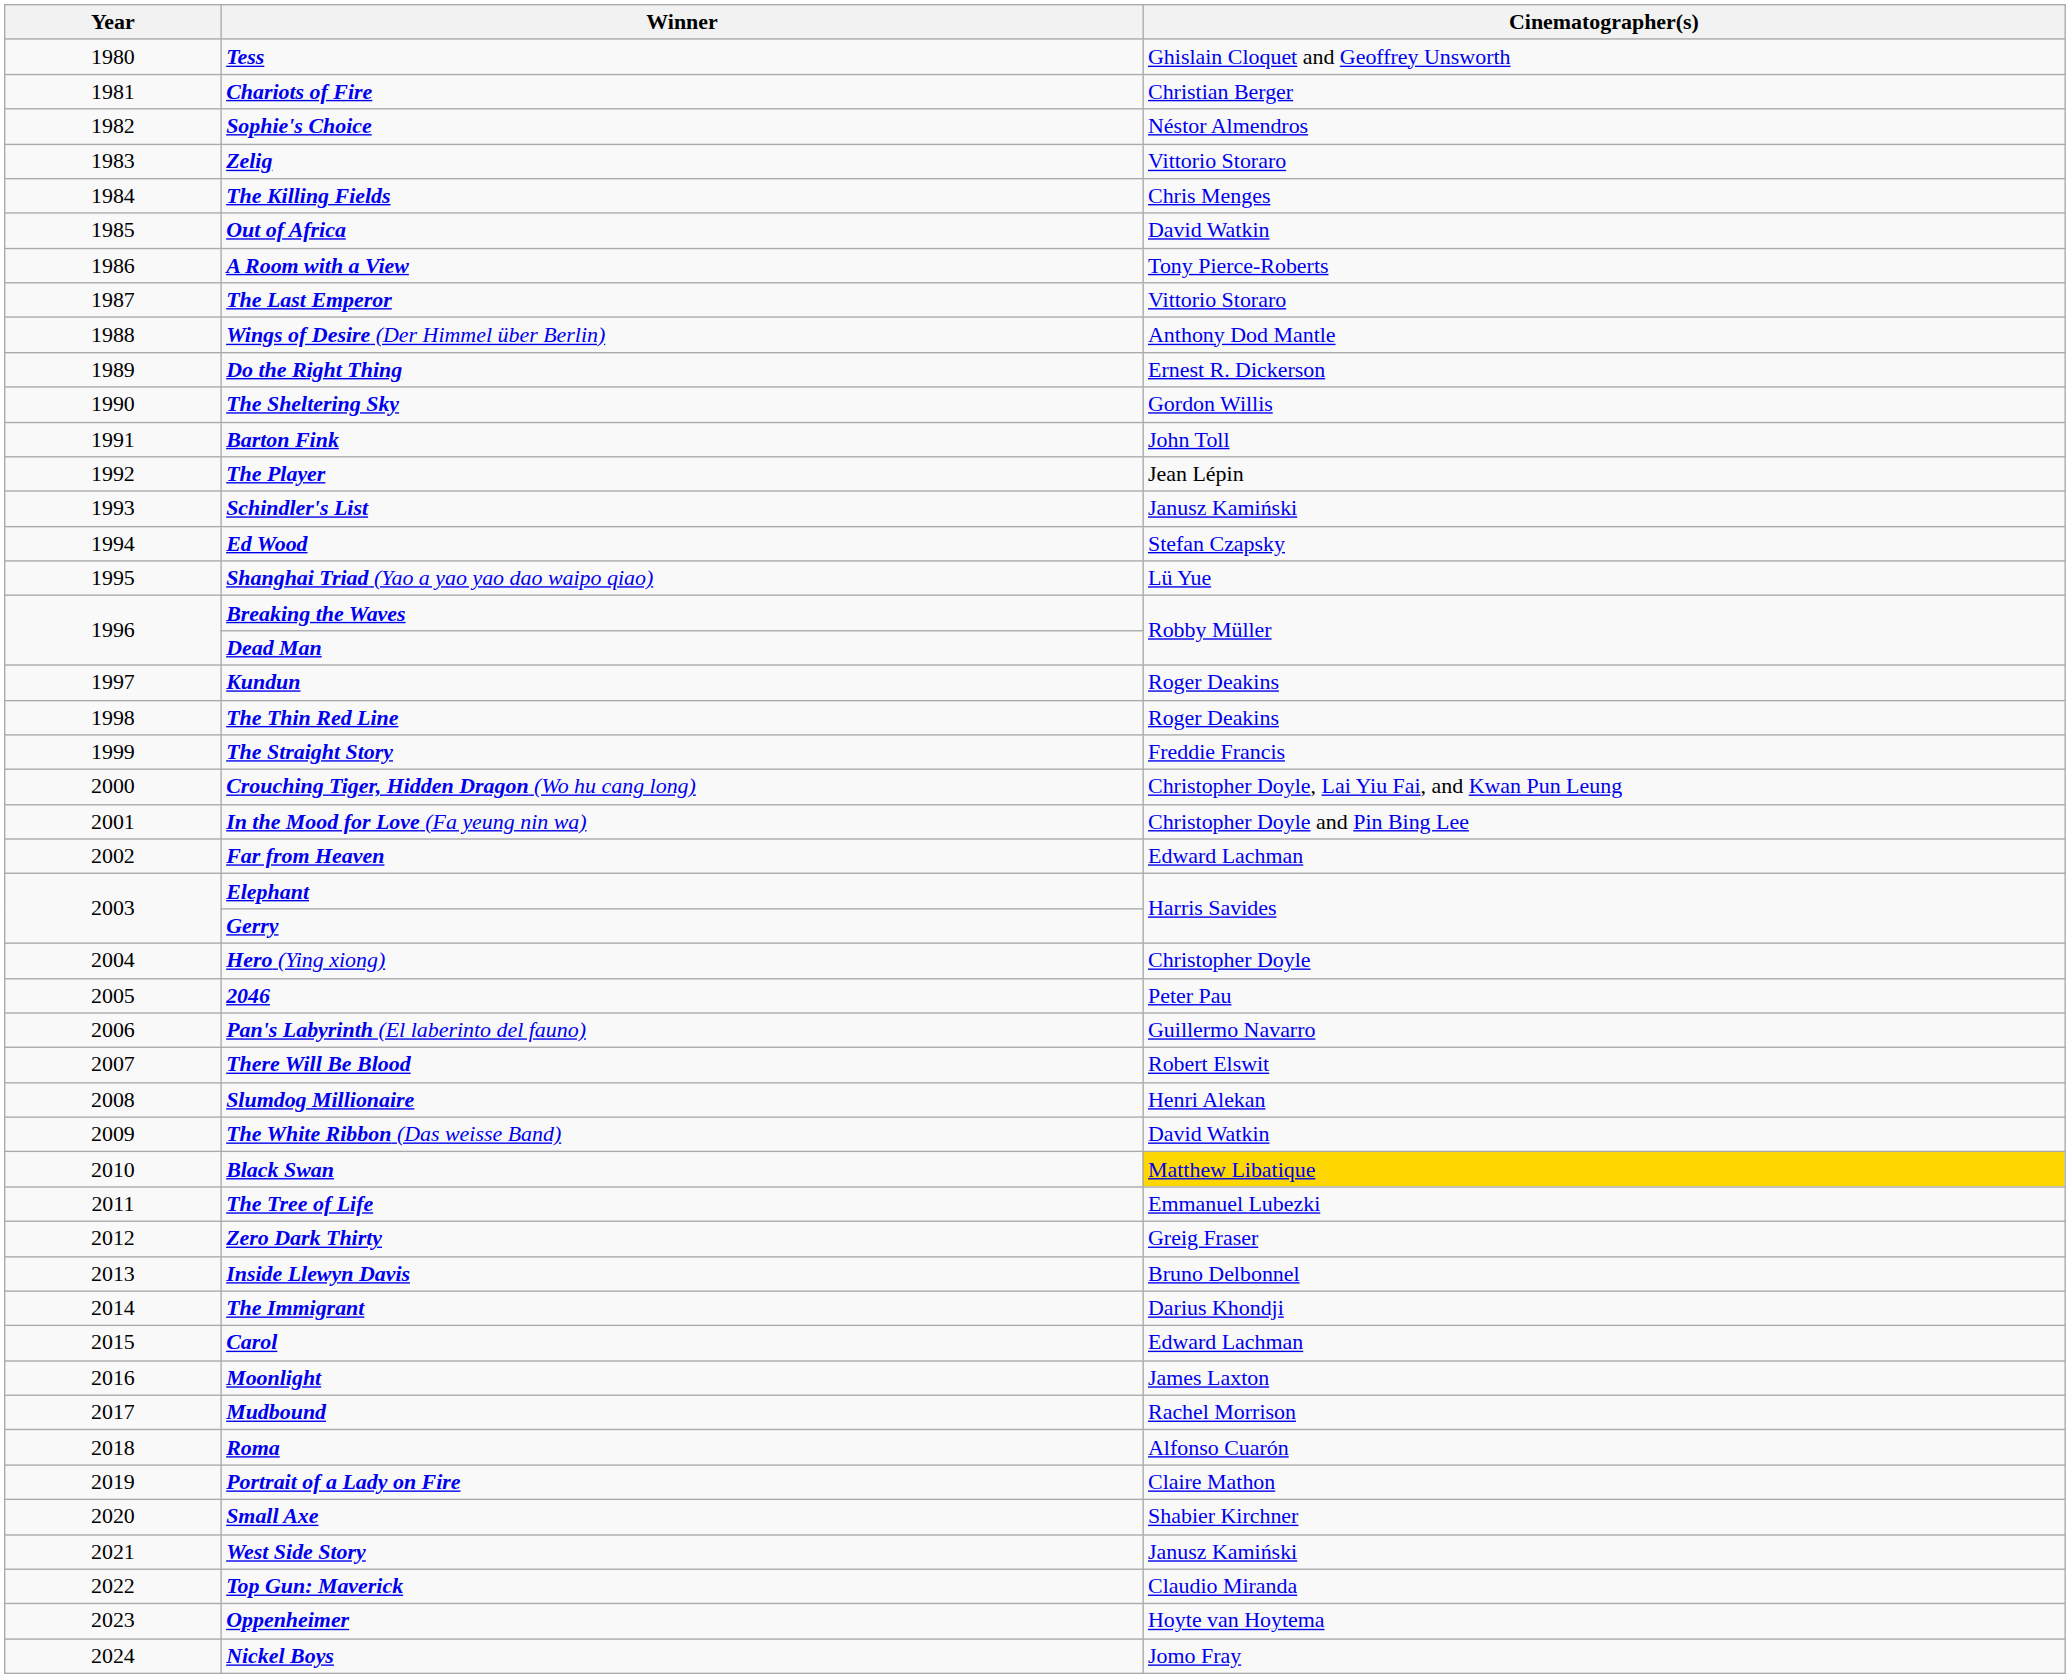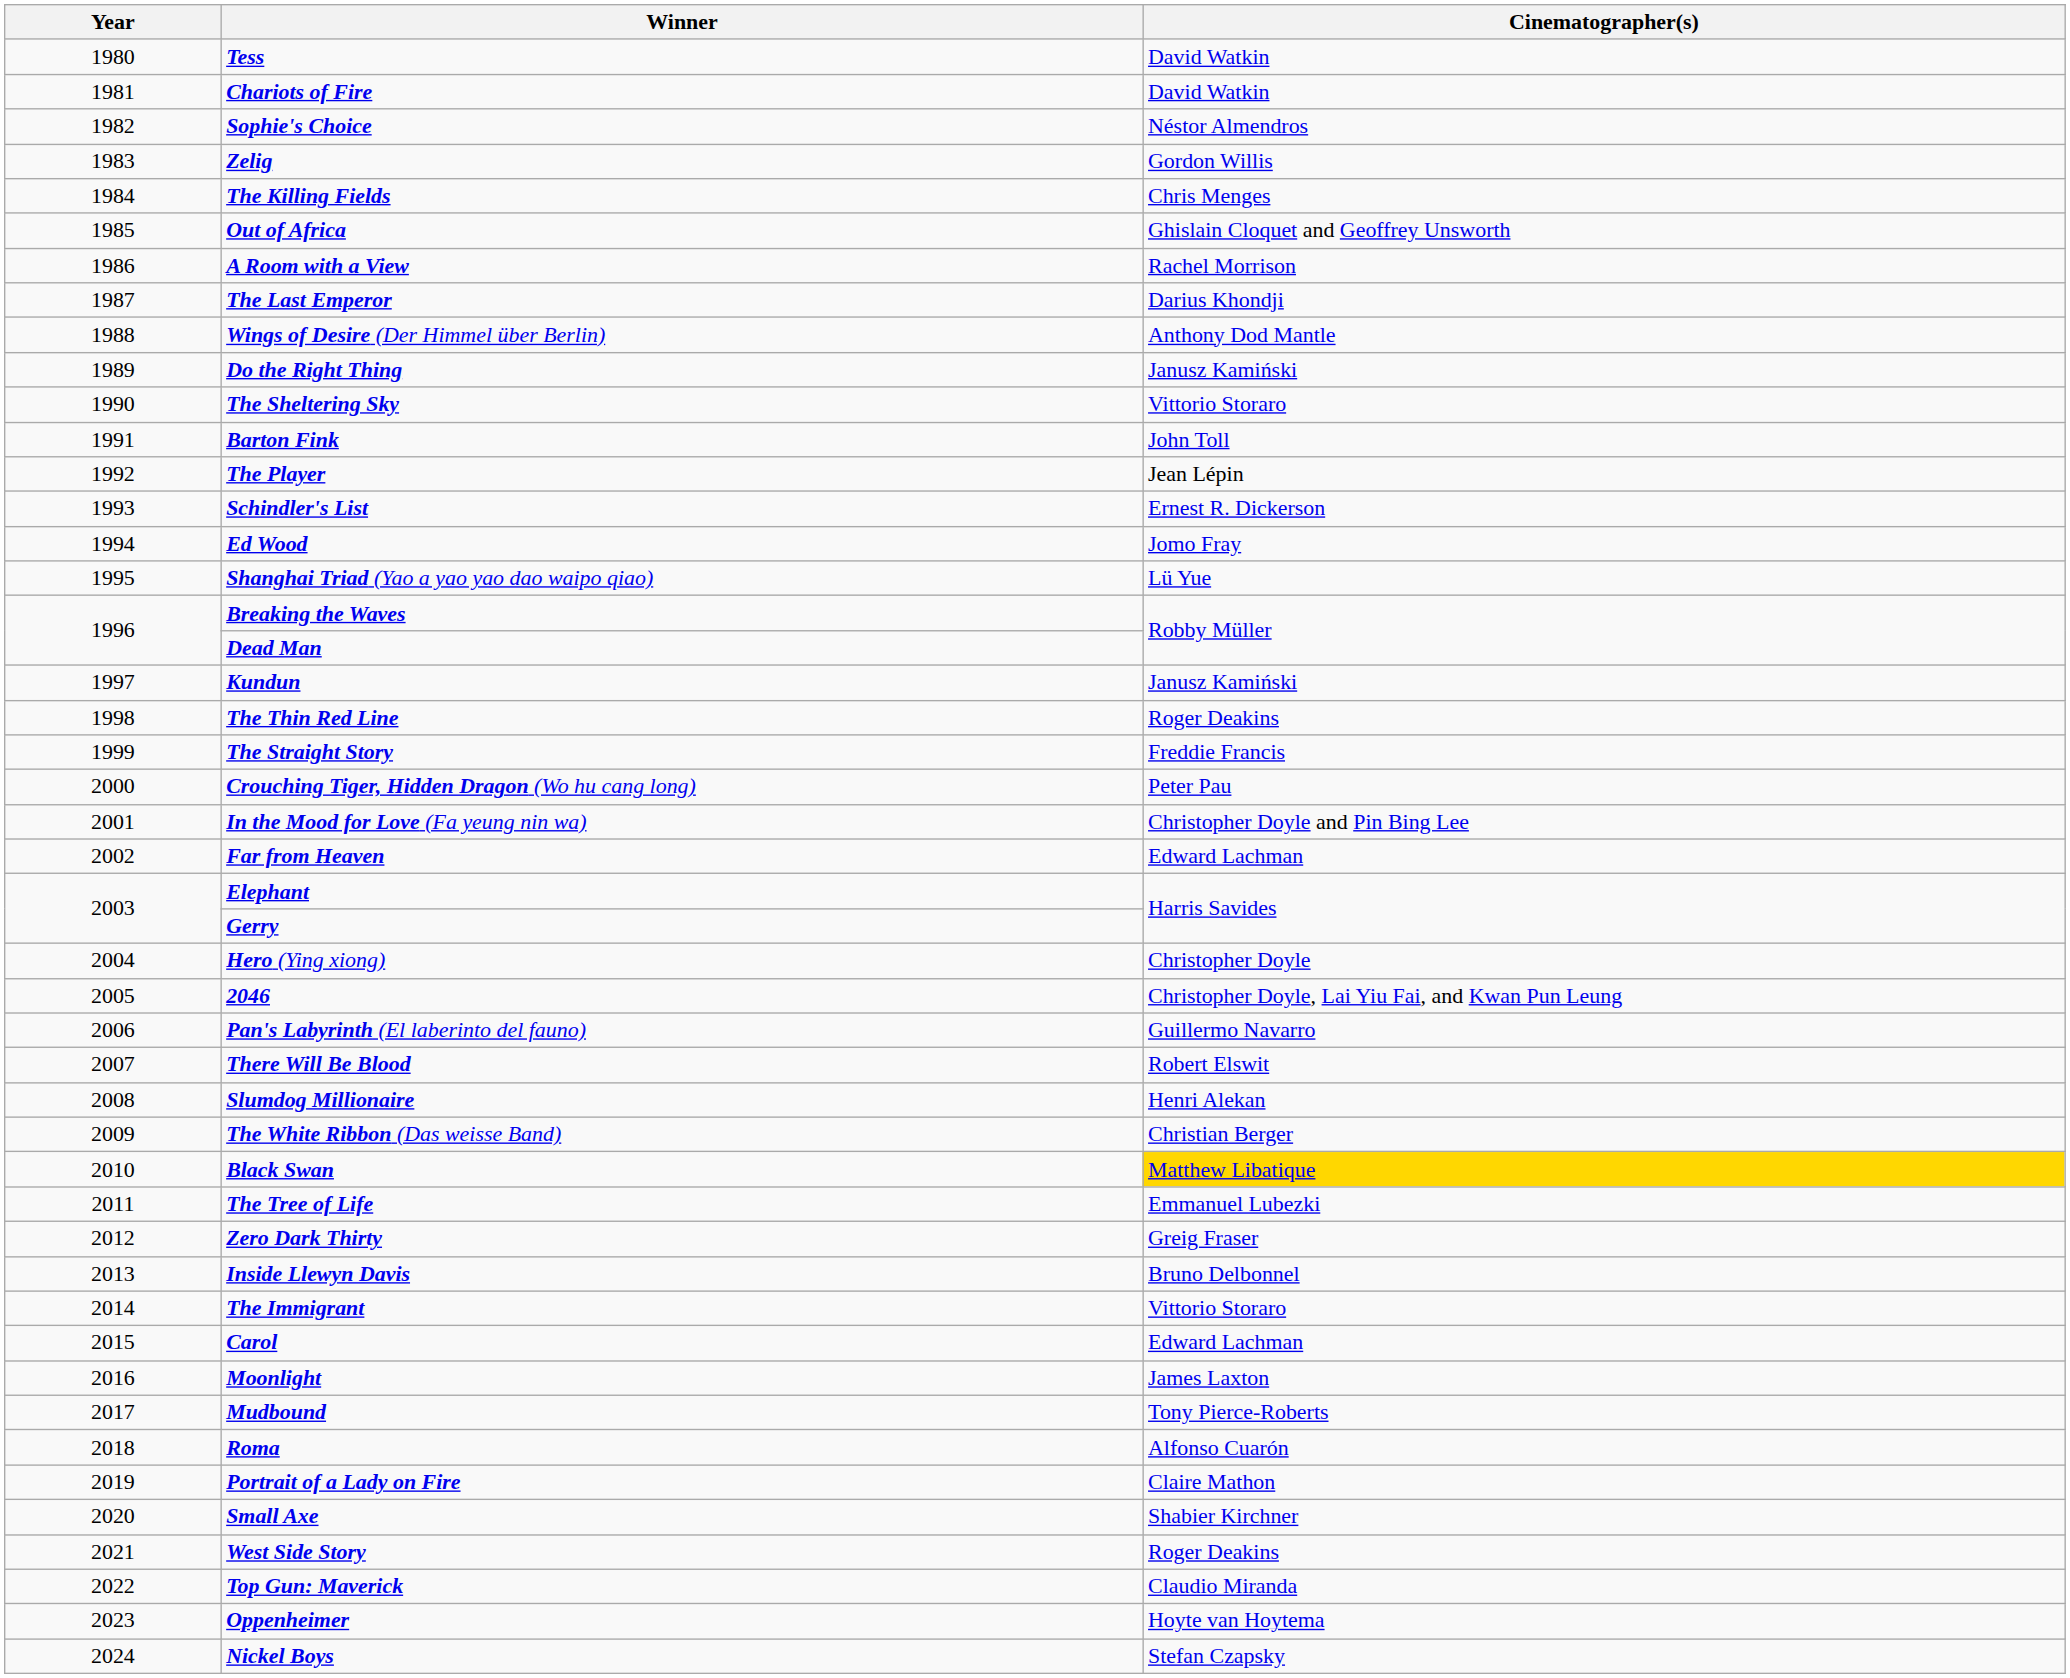(1329, 56) Ghislain Cloquet and Geoffrey Unsworth -> (1209, 56) David Watkin
(1221, 91) Christian Berger -> (1209, 91) David Watkin
(1217, 160) Vittorio Storaro -> (1210, 160) Gordon Willis
(1209, 230) David Watkin -> (1329, 230) Ghislain Cloquet and Geoffrey Unsworth
(1238, 265) Tony Pierce-Roberts -> (1222, 265) Rachel Morrison
(1217, 299) Vittorio Storaro -> (1216, 299) Darius Khondji
(1237, 369) Ernest R. Dickerson -> (1223, 369) Janusz Kamiński
(1210, 404) Gordon Willis -> (1217, 404) Vittorio Storaro
(1223, 508) Janusz Kamiński -> (1237, 508) Ernest R. Dickerson
(1217, 543) Stefan Czapsky -> (1195, 543) Jomo Fray
(1213, 682) Roger Deakins -> (1223, 682) Janusz Kamiński
(1385, 786) Christopher Doyle, Lai Yiu Fai, and Kwan Pun Leung -> (1190, 786) Peter Pau
(1190, 995) Peter Pau -> (1385, 995) Christopher Doyle, Lai Yiu Fai, and Kwan Pun Leung
(1209, 1134) David Watkin -> (1221, 1134) Christian Berger
(1216, 1308) Darius Khondji -> (1217, 1308) Vittorio Storaro
(1222, 1412) Rachel Morrison -> (1238, 1412) Tony Pierce-Roberts
(1223, 1551) Janusz Kamiński -> (1213, 1551) Roger Deakins
(1195, 1655) Jomo Fray -> (1217, 1655) Stefan Czapsky
